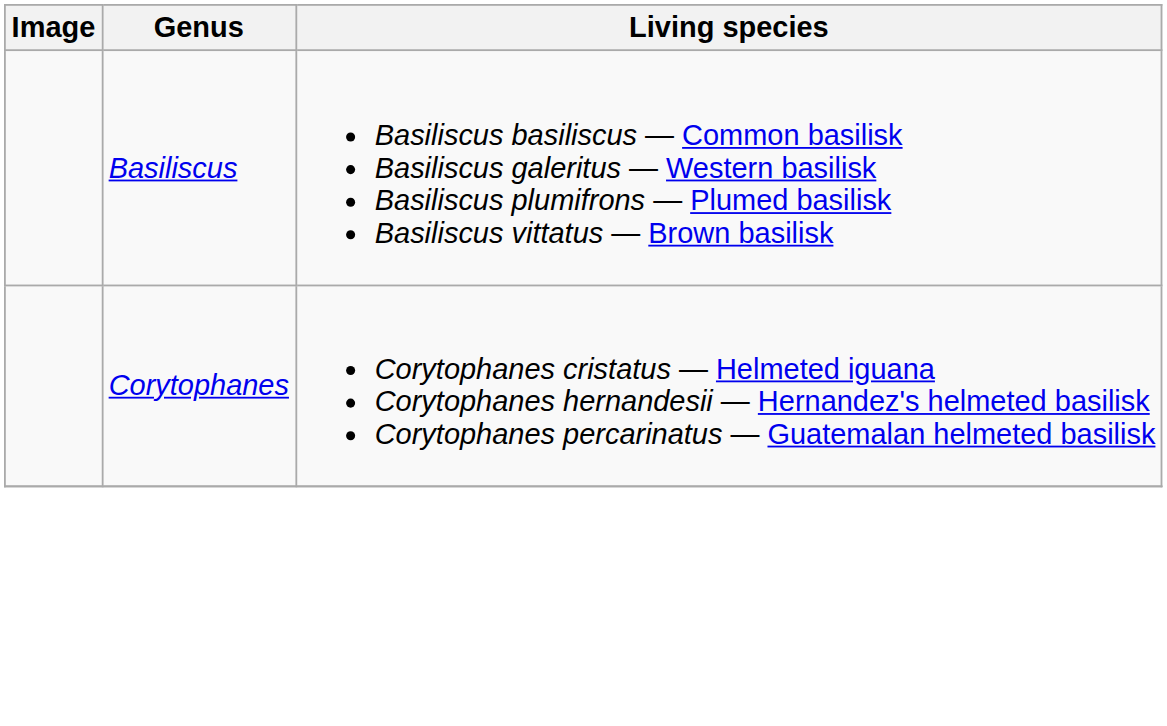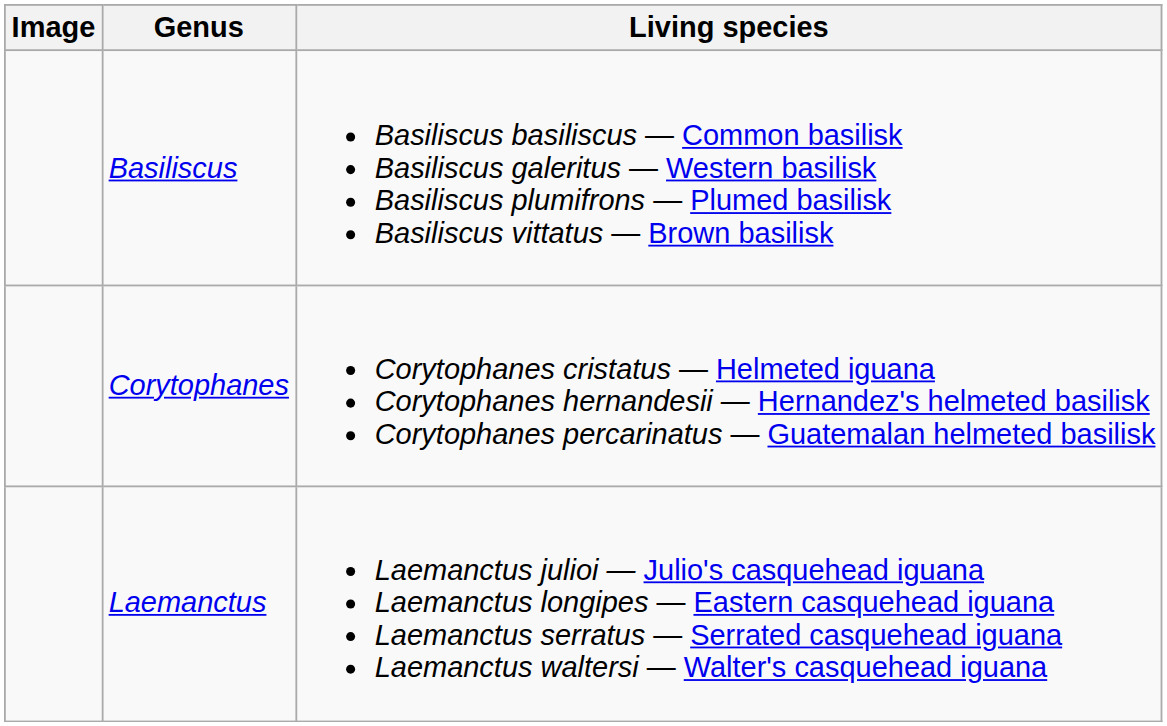+ row: (188, 603)
